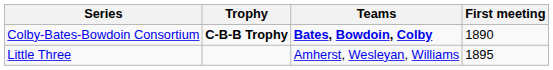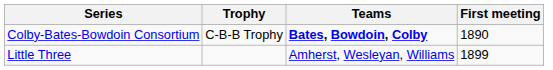(247, 34) bold -> (244, 34) normal
(479, 55) 1895 -> (474, 55) 1899
